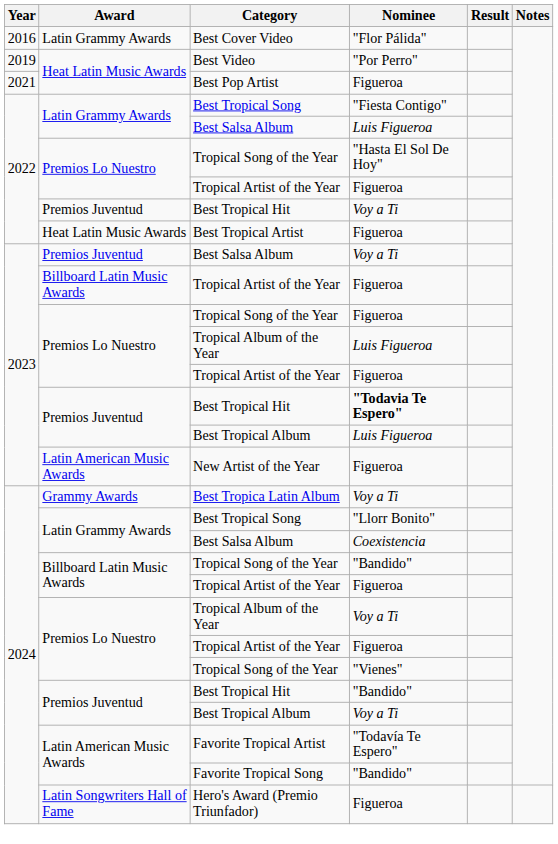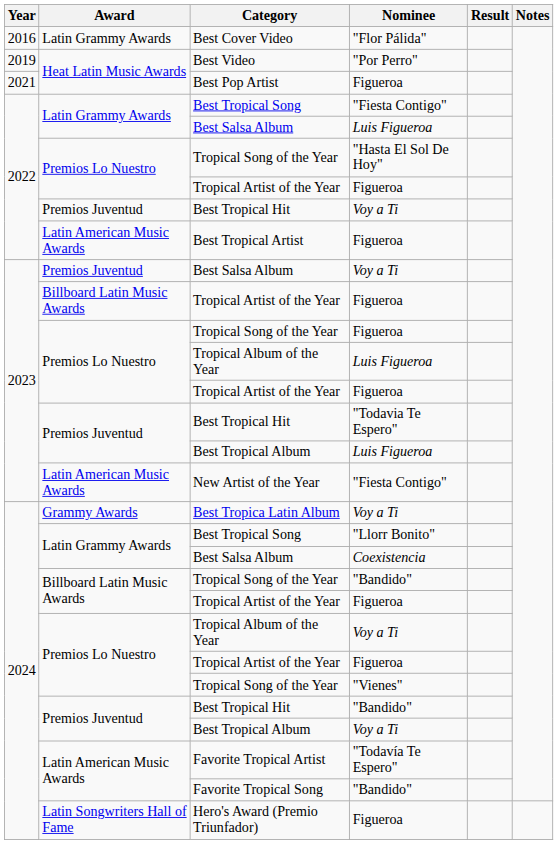(114, 232) Heat Latin Music Awards -> (106, 240) Latin American Music Awards
(389, 406) bold -> (387, 421) normal
(378, 466) Figueroa -> (400, 482) "Fiesta Contigo"
